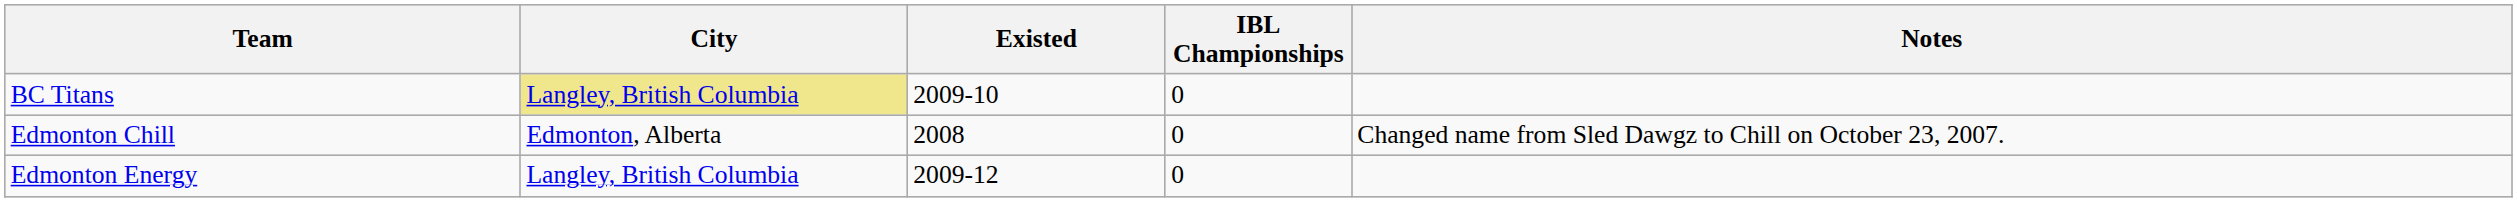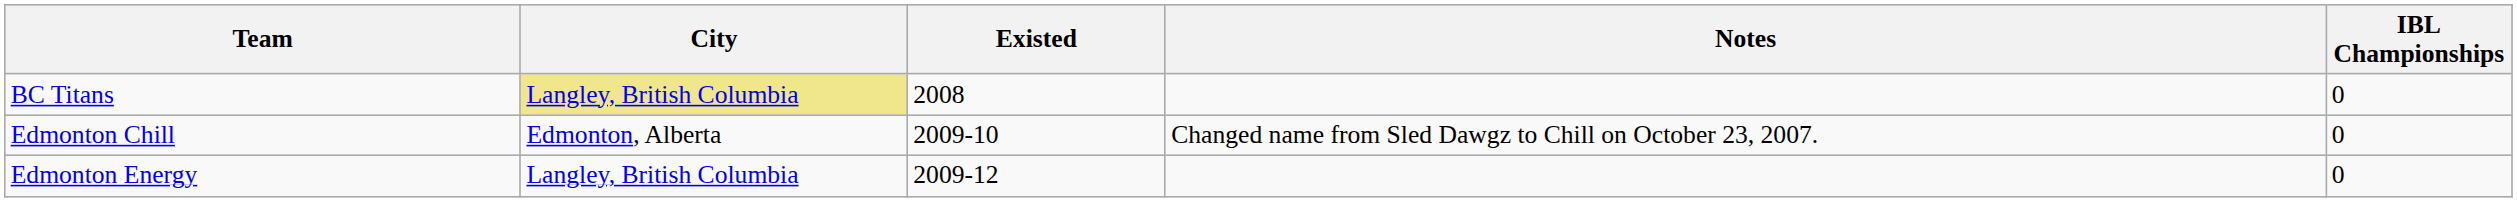columns swapped: (1258, 39) <-> (1932, 39)
(956, 94) 2009-10 -> (939, 94) 2008
(939, 134) 2008 -> (956, 134) 2009-10
